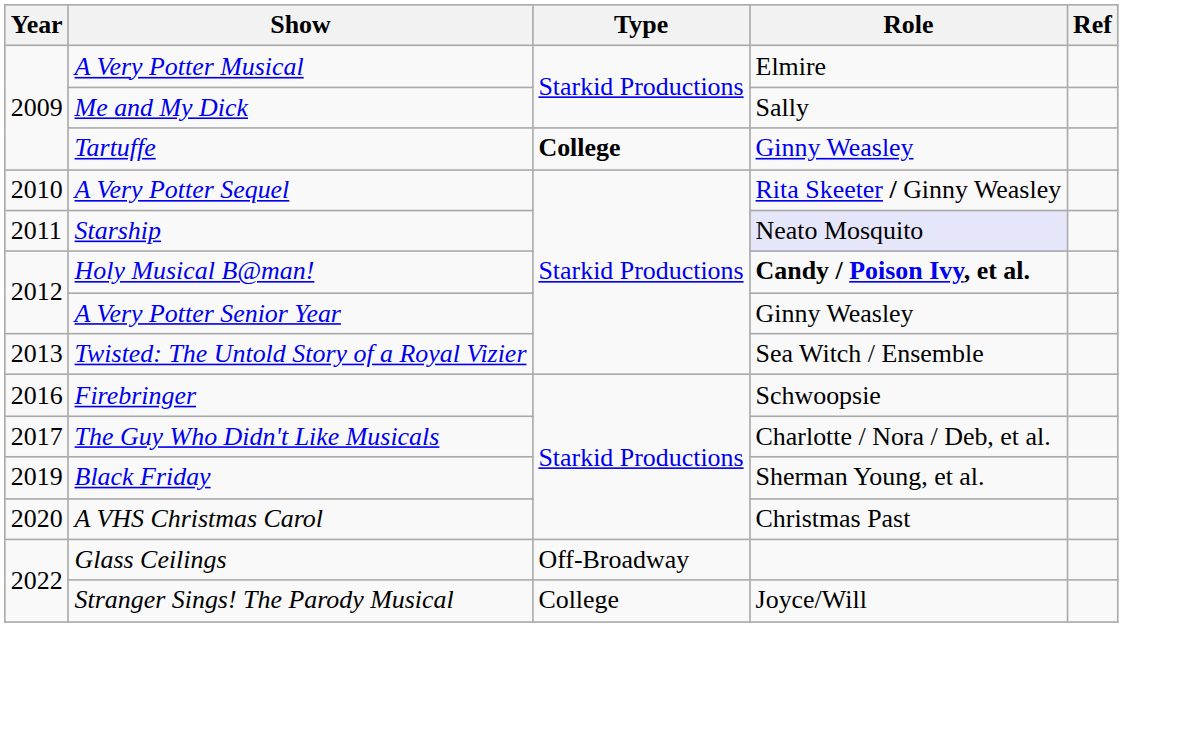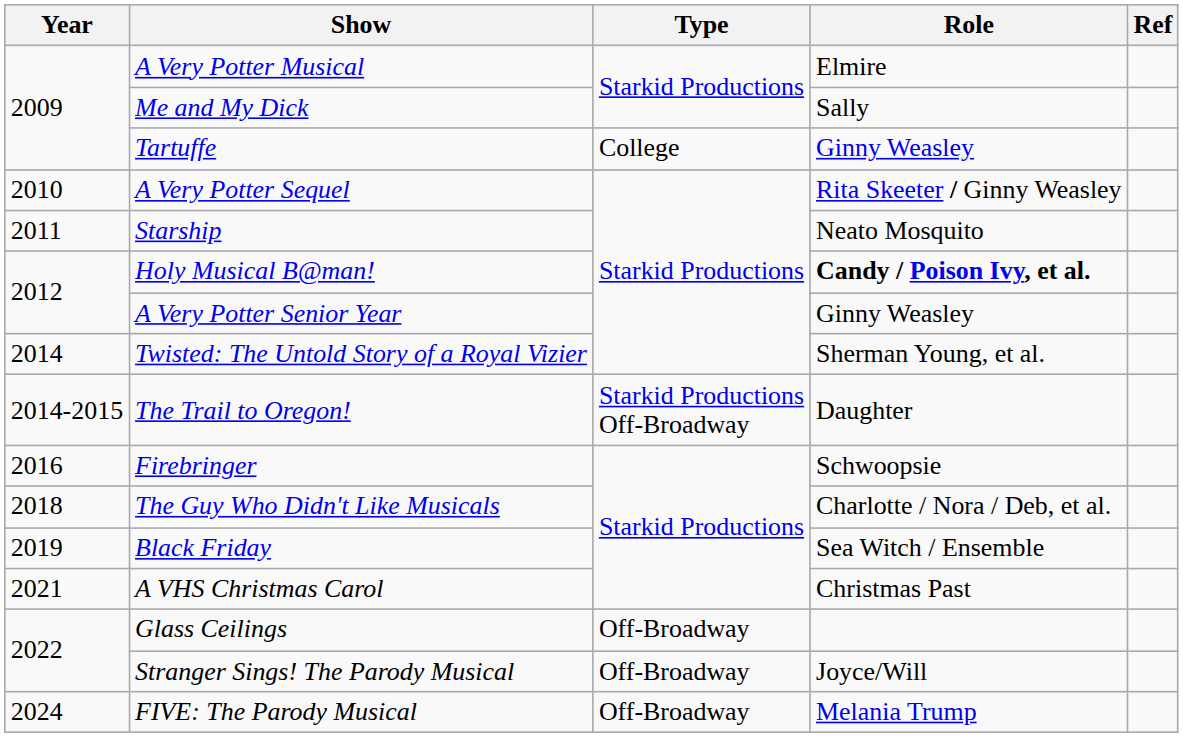(579, 148) bold -> (639, 148) normal
(839, 230) lavender background -> (900, 230) no background
(37, 353) 2013 -> (37, 353) 2014
(870, 353) Sea Witch / Ensemble -> (931, 353) Sherman Young, et al.
+ row: (243, 409)
(37, 436) 2017 -> (37, 506) 2018
(870, 477) Sherman Young, et al. -> (930, 547) Sea Witch / Ensemble
(37, 518) 2020 -> (37, 588) 2021
(579, 600) College -> (674, 670) Off-Broadway
+ row: (276, 711)
